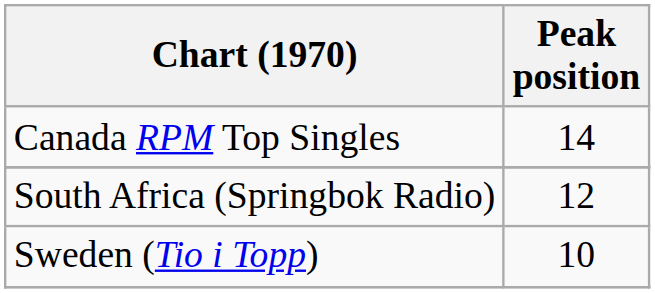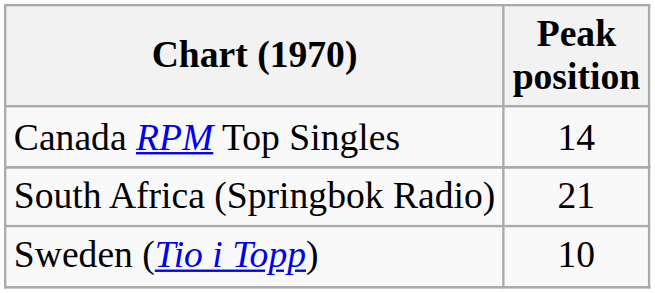(576, 195) 12 -> (576, 195) 21
